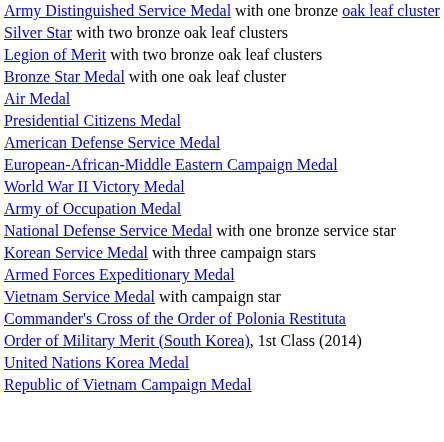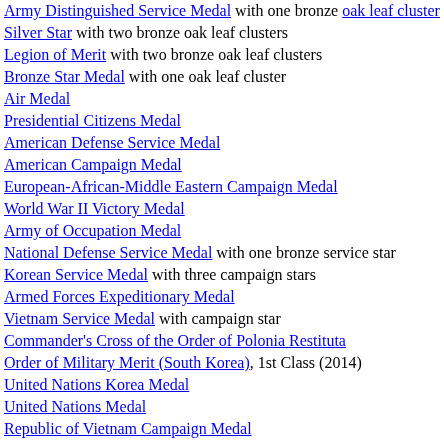+ row: (93, 164)
+ row: (75, 406)
